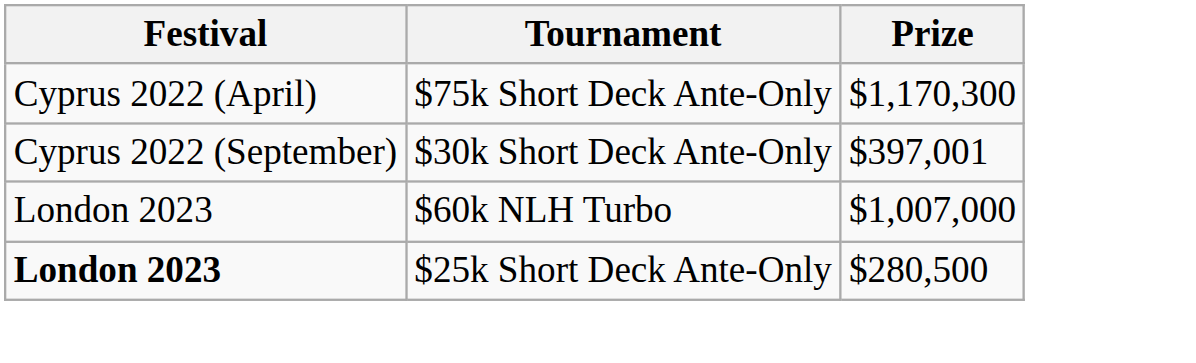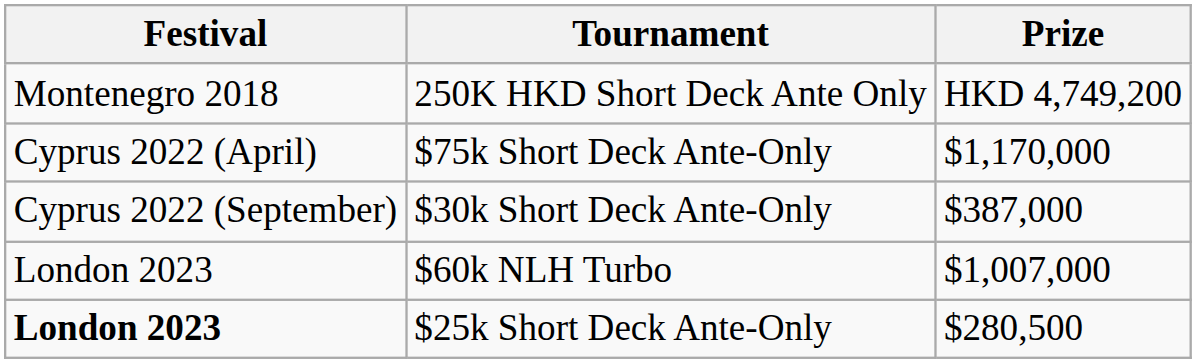+ row: (671, 92)
(933, 92) $1,170,300 -> (1027, 151) $1,170,000
(919, 151) $397,001 -> (1013, 210) $387,000
